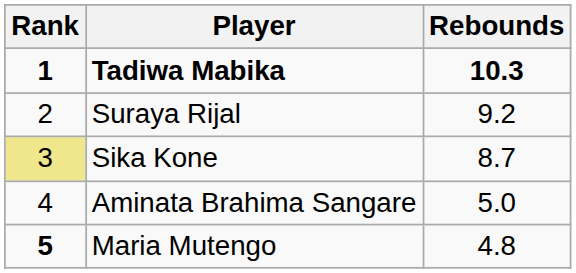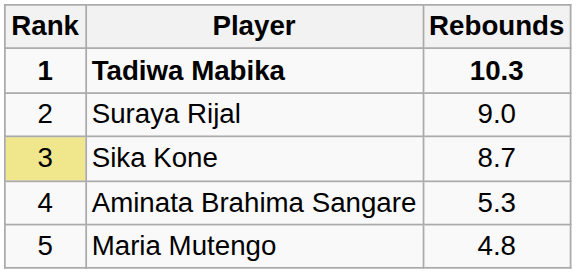(497, 114) 9.2 -> (497, 114) 9.0
(497, 202) 5.0 -> (497, 202) 5.3
(45, 245) bold -> (45, 245) normal
